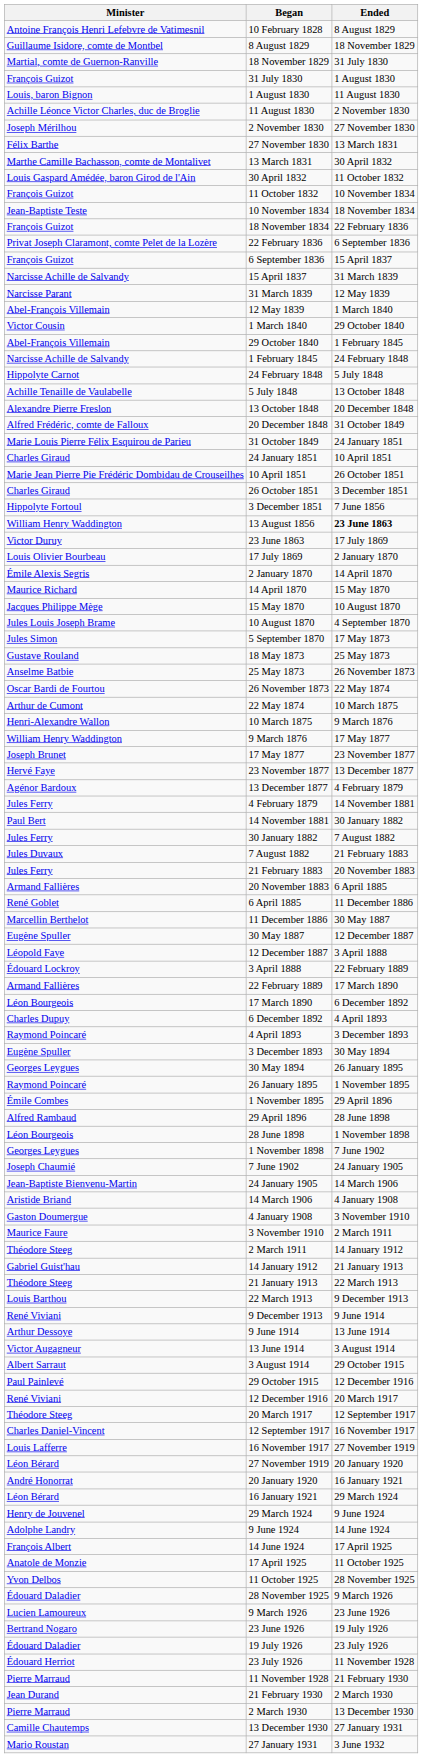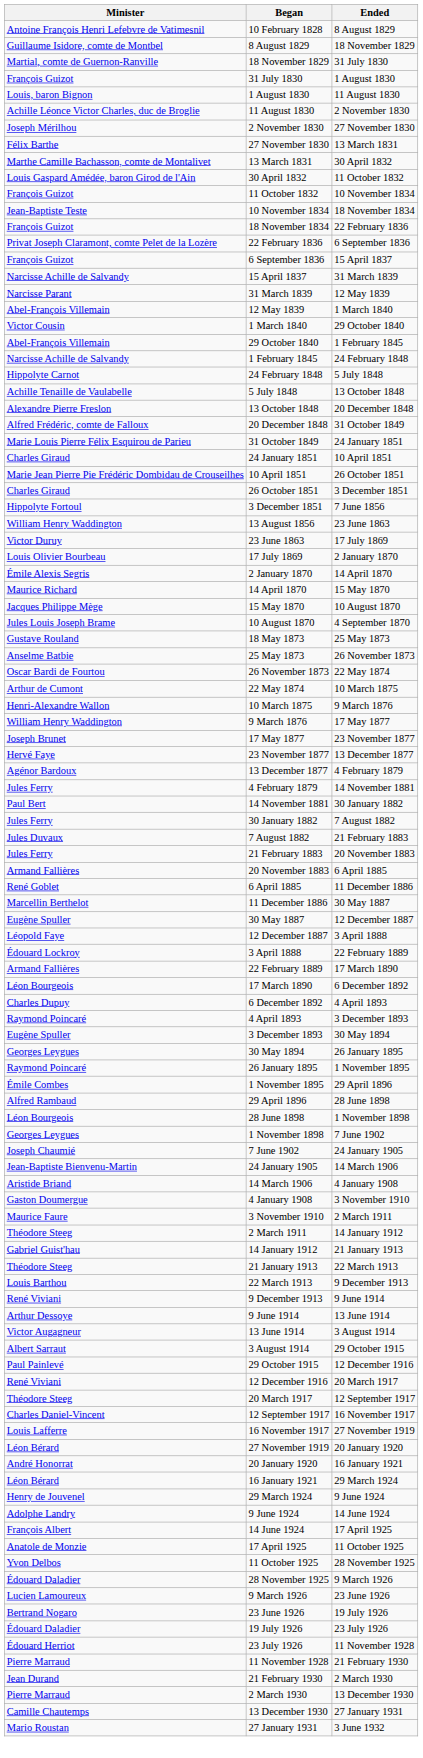(363, 524) bold -> (362, 524) normal
- row: (286, 639)
